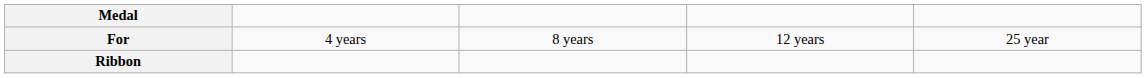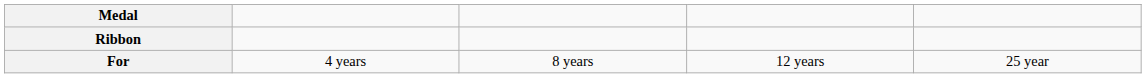rows swapped: (118, 61) <-> (118, 38)
